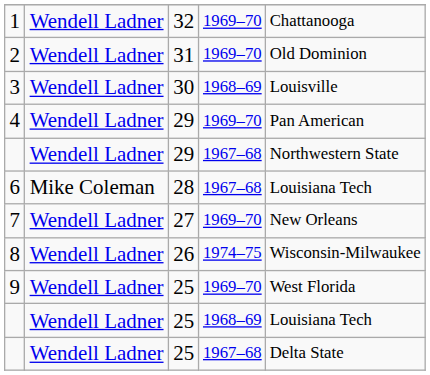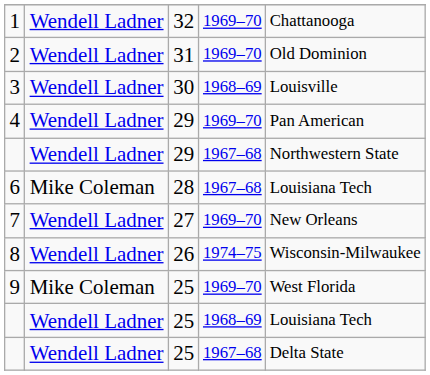(97, 287) Wendell Ladner -> (92, 287) Mike Coleman
